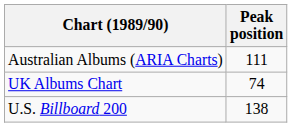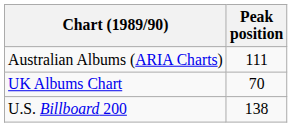(257, 84) 74 -> (257, 84) 70
